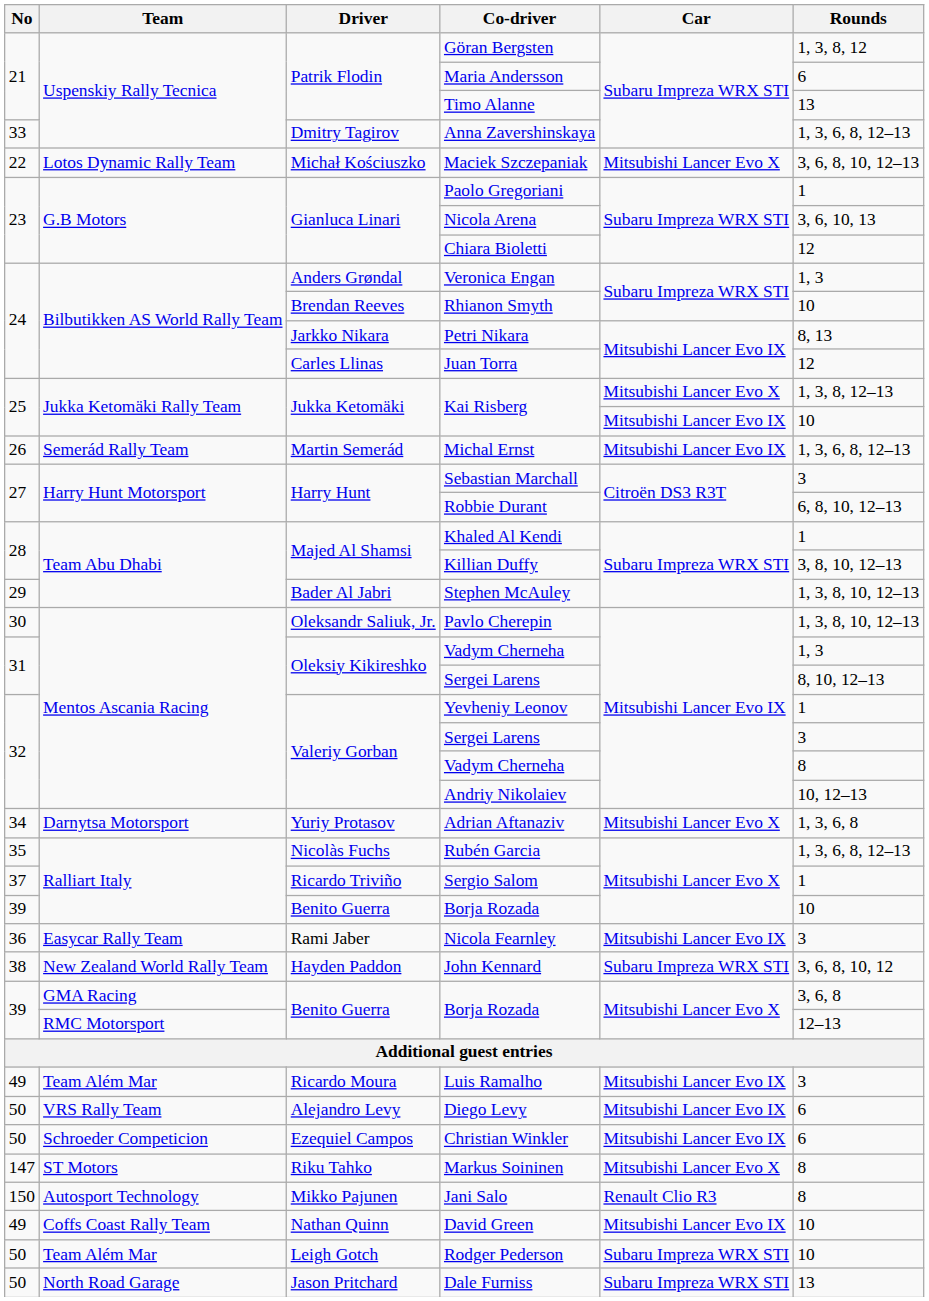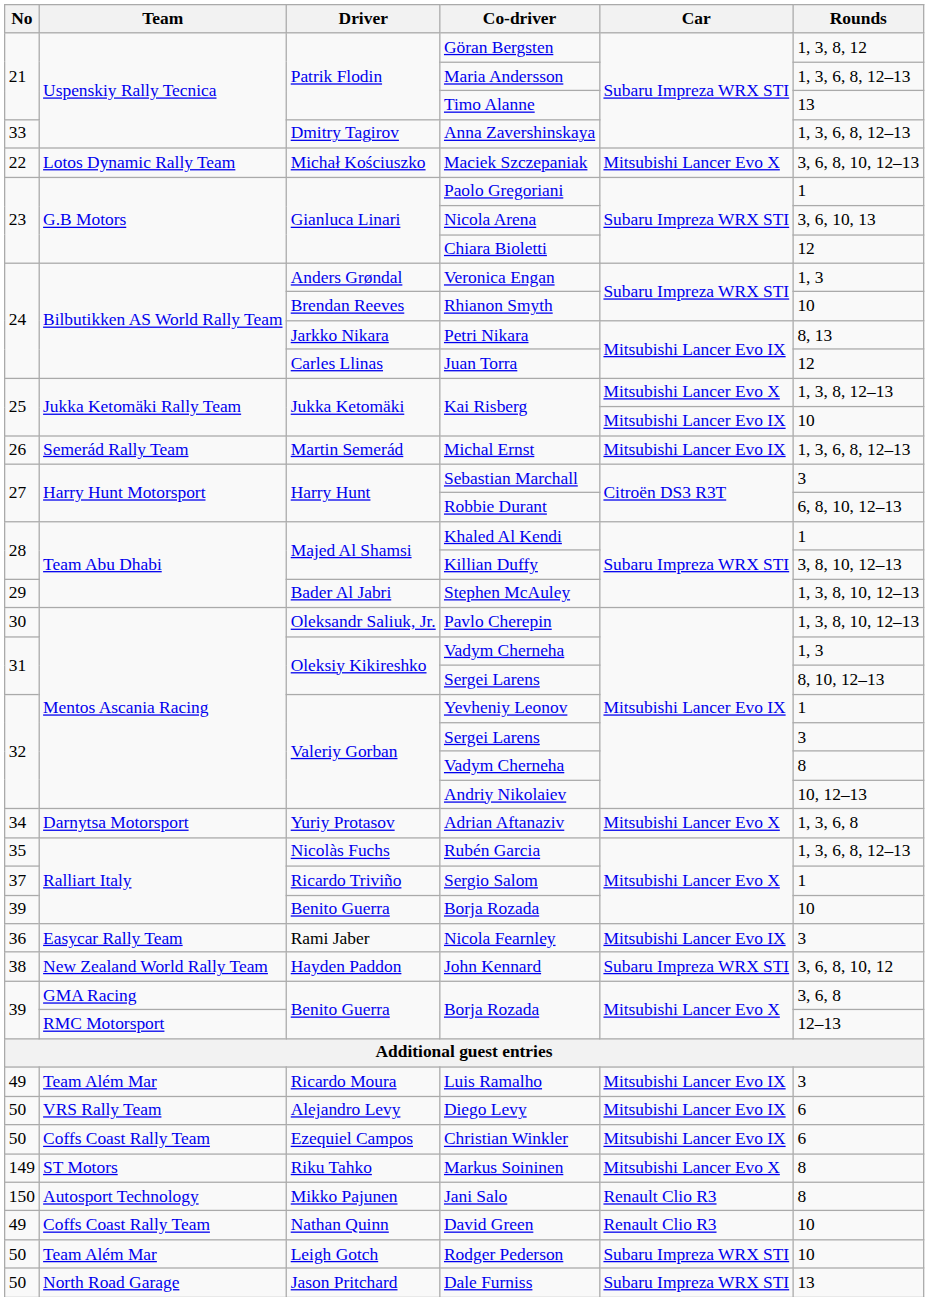(802, 75) 6 -> (854, 75) 1, 3, 6, 8, 12–13
(125, 1138) Schroeder Competicion -> (127, 1138) Coffs Coast Rally Team
(22, 1167) 147 -> (22, 1167) 149
(695, 1224) Mitsubishi Lancer Evo IX -> (660, 1224) Renault Clio R3
